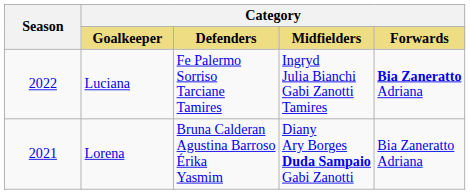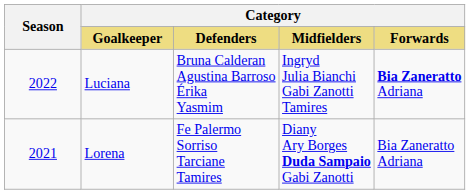(209, 84) Fe Palermo Sorriso Tarciane Tamires -> (226, 84) Bruna Calderan Agustina Barroso Érika Yasmim
(226, 153) Bruna Calderan Agustina Barroso Érika Yasmim -> (209, 153) Fe Palermo Sorriso Tarciane Tamires
